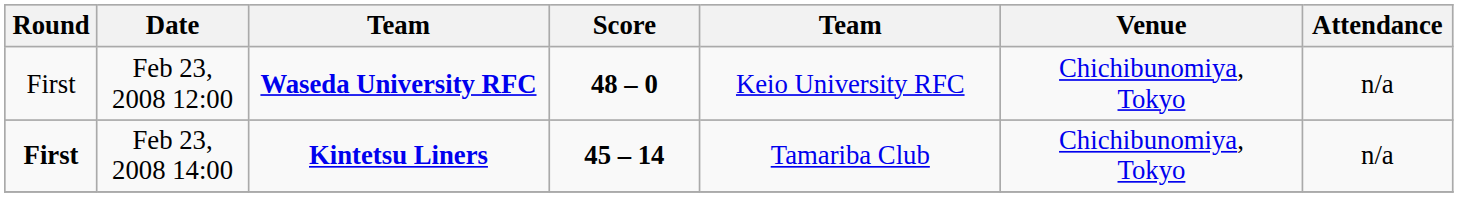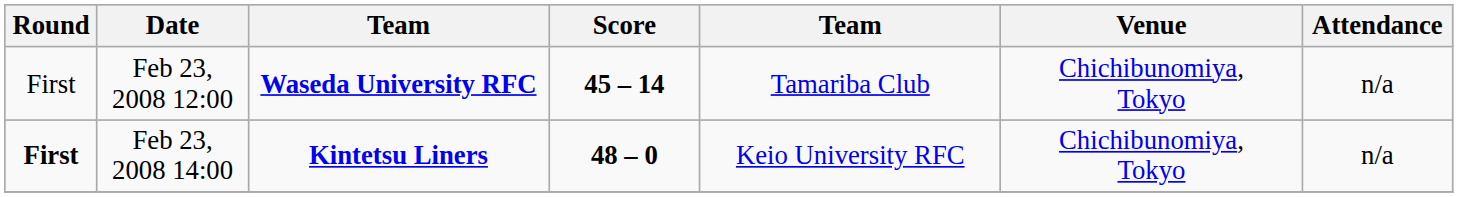(624, 83) 48 – 0 -> (624, 83) 45 – 14
(850, 83) Keio University RFC -> (850, 83) Tamariba Club
(624, 155) 45 – 14 -> (624, 155) 48 – 0
(850, 155) Tamariba Club -> (850, 155) Keio University RFC
